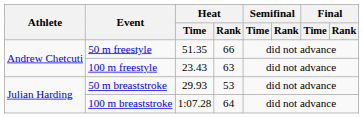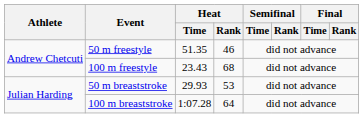(229, 49) 66 -> (229, 49) 46
(229, 67) 63 -> (229, 67) 68
